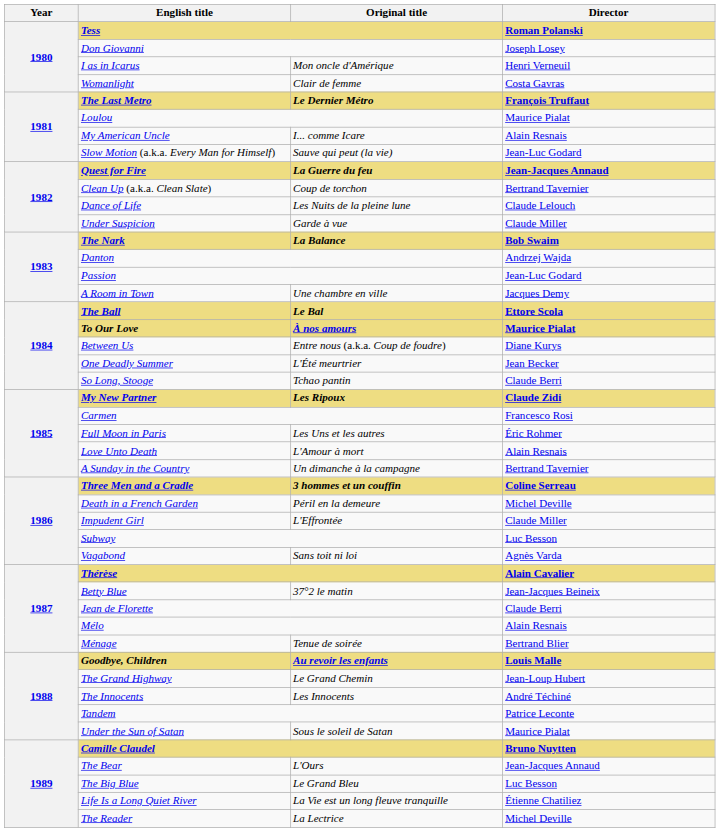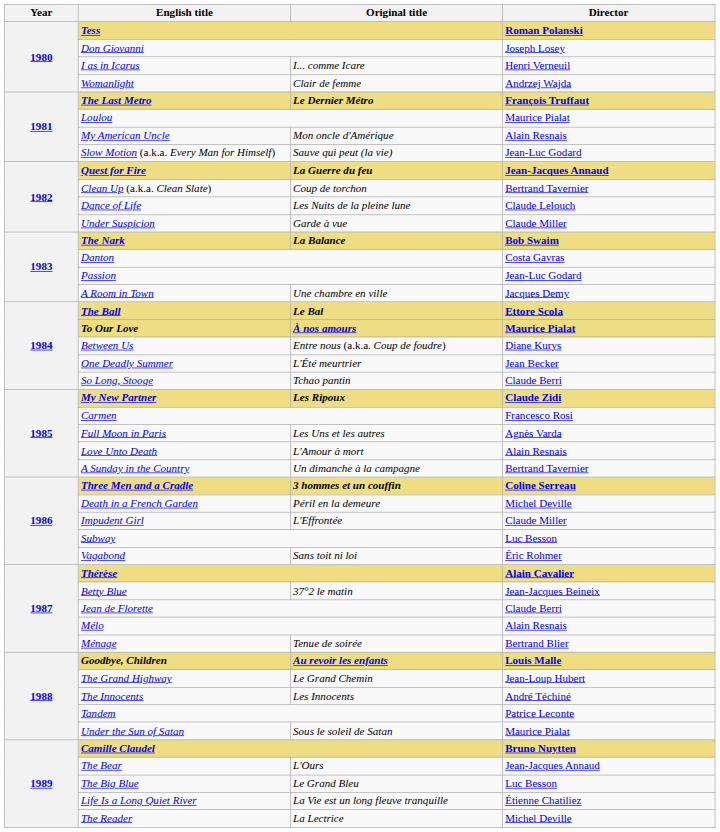(343, 65) Mon oncle d'Amérique -> (329, 65) I... comme Icare
(535, 83) Costa Gavras -> (538, 83) Andrzej Wajda
(329, 135) I... comme Icare -> (343, 135) Mon oncle d'Amérique
(538, 258) Andrzej Wajda -> (535, 258) Costa Gavras
(534, 433) Éric Rohmer -> (533, 433) Agnès Varda
(533, 556) Agnès Varda -> (534, 556) Éric Rohmer
